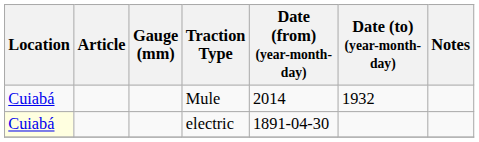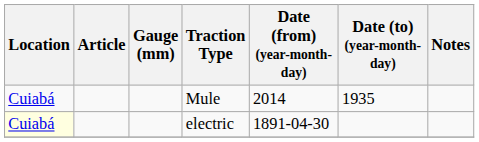(358, 98) 1932 -> (358, 98) 1935
